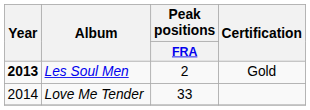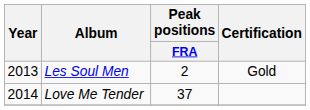(23, 72) bold -> (23, 72) normal
(185, 94) 33 -> (185, 94) 37
